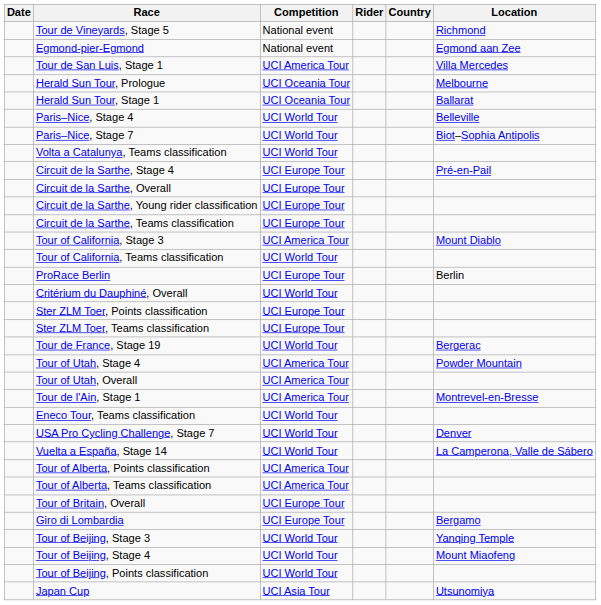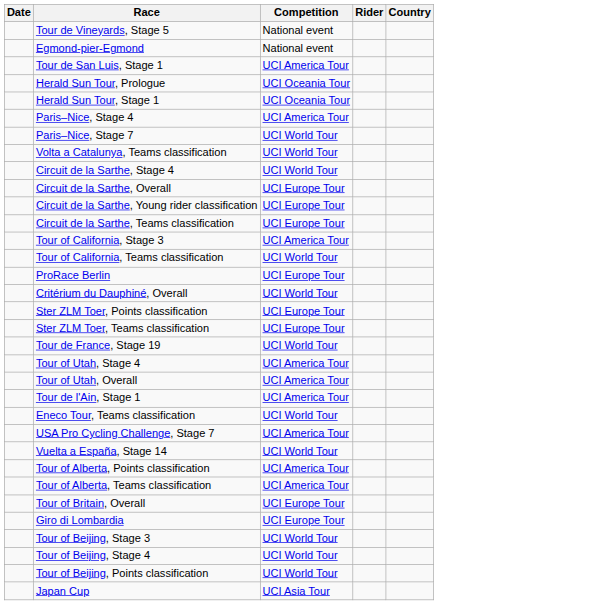- column: (514, 13)
(300, 118) UCI World Tour -> (306, 118) UCI America Tour
(304, 170) UCI Europe Tour -> (300, 170) UCI World Tour
(300, 433) UCI World Tour -> (306, 433) UCI America Tour
